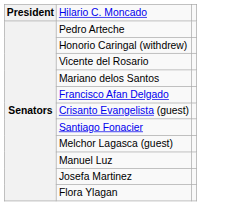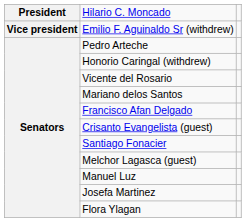+ row: (158, 29)
